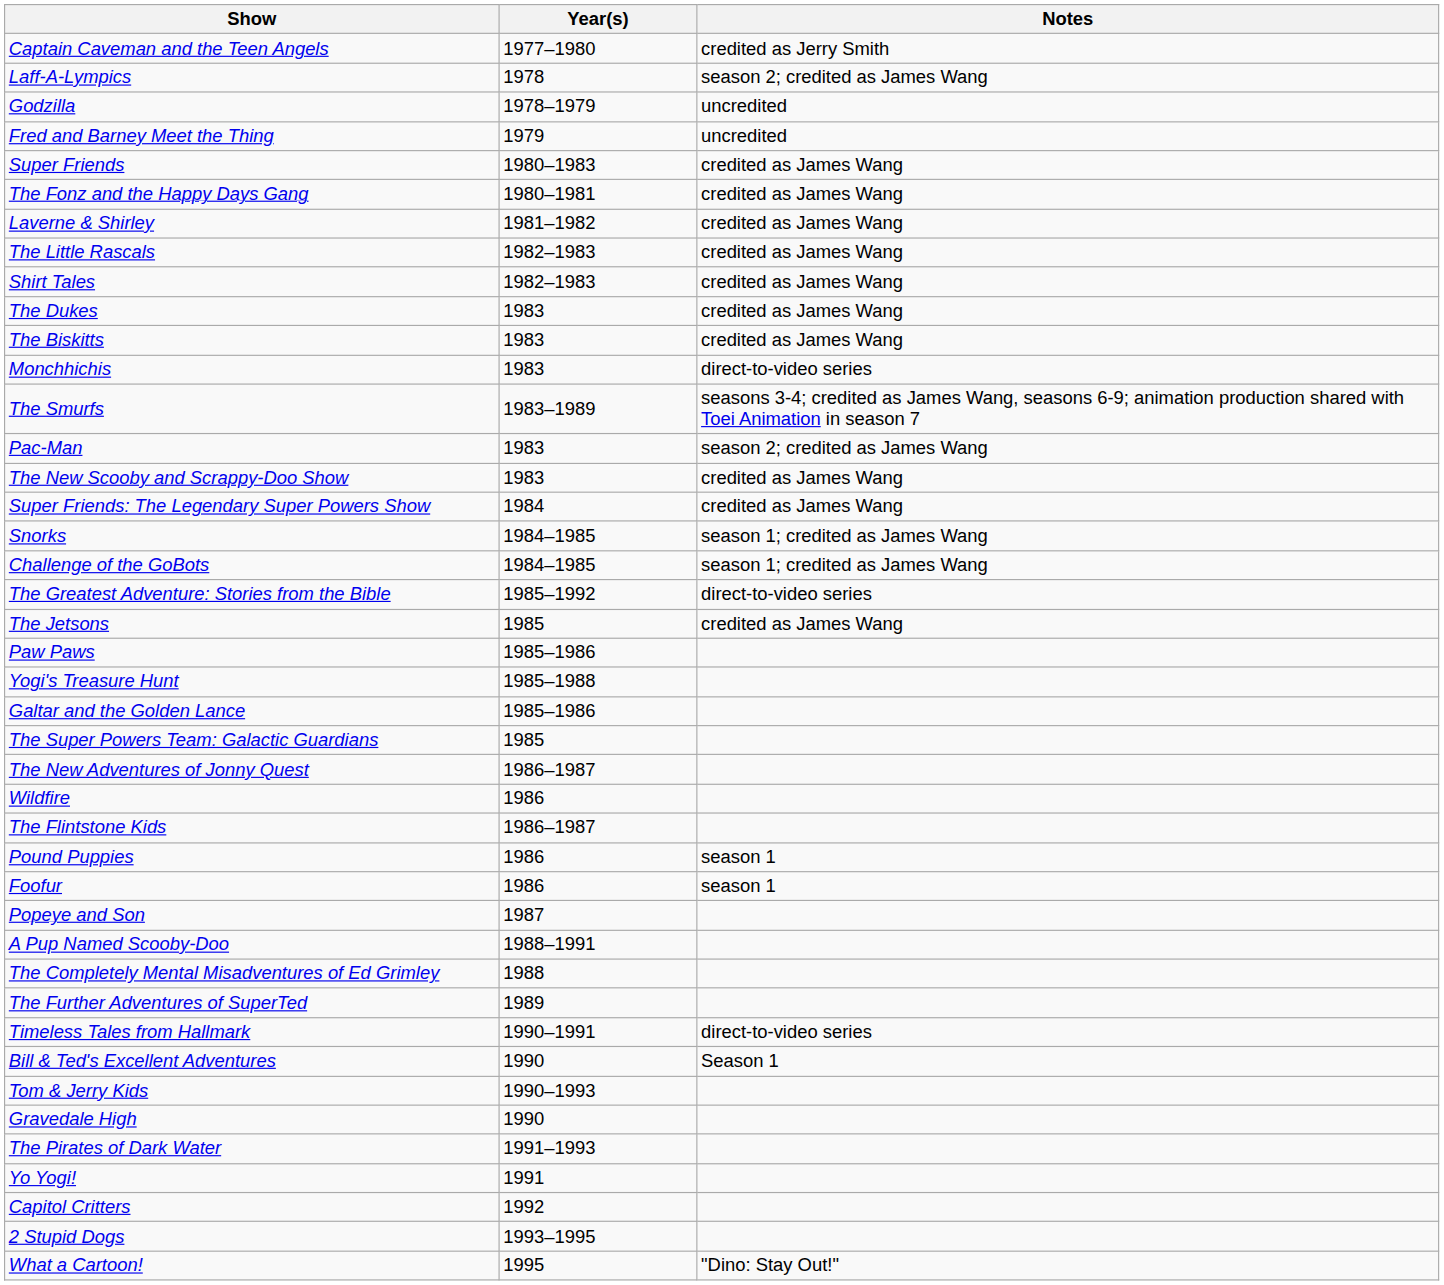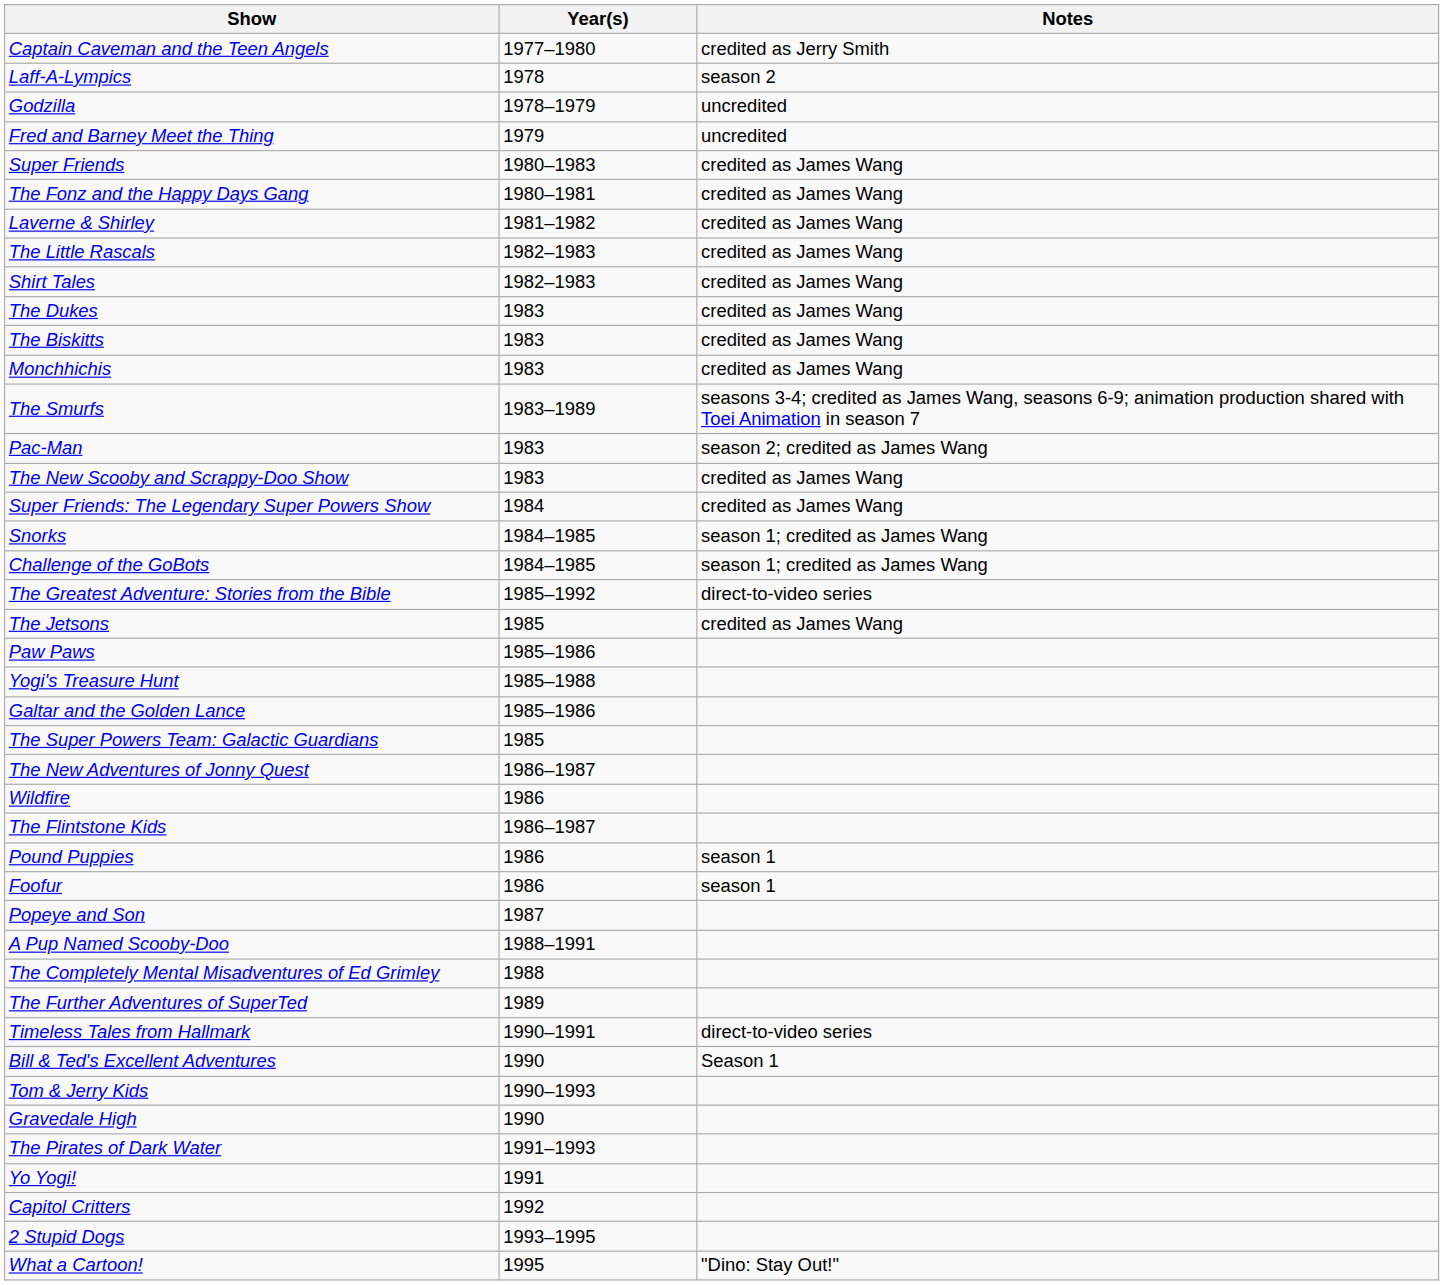(844, 77) season 2; credited as James Wang -> (738, 77) season 2
(786, 369) direct-to-video series -> (802, 369) credited as James Wang
